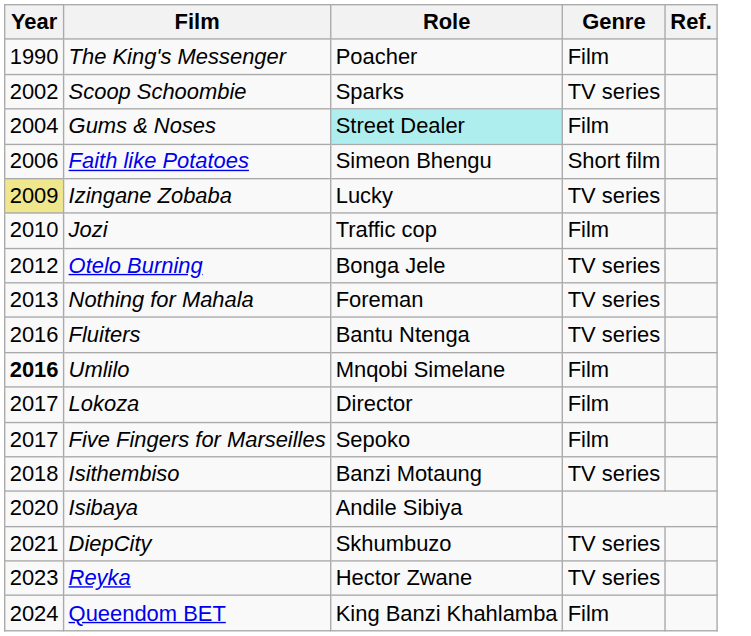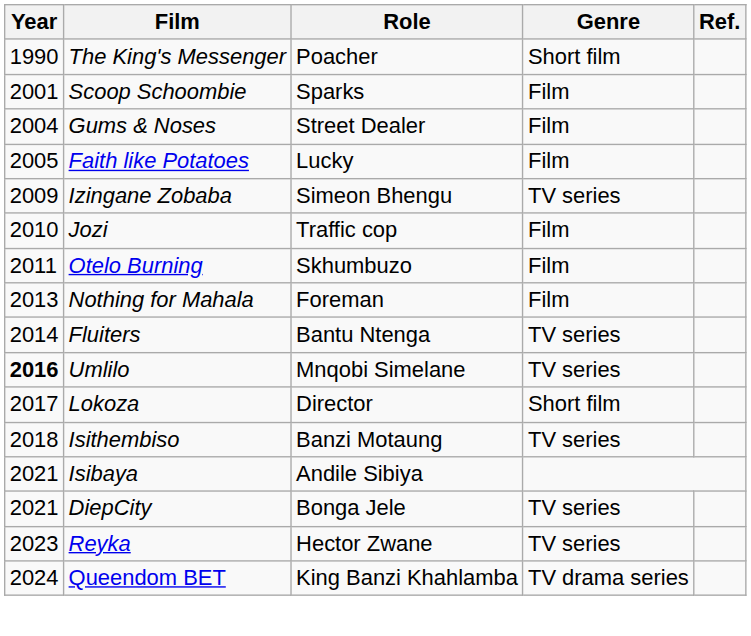(588, 56) Film -> (574, 56) Short film
(34, 91) 2002 -> (34, 91) 2001
(614, 91) TV series -> (549, 91) Film
(400, 126) paleturquoise background -> (361, 126) no background
(34, 160) 2006 -> (34, 160) 2005
(414, 160) Simeon Bhengu -> (325, 160) Lucky
(614, 160) Short film -> (549, 160) Film
(34, 195) khaki background -> (34, 195) no background
(364, 195) Lucky -> (374, 195) Simeon Bhengu
(34, 265) 2012 -> (33, 265) 2011
(391, 265) Bonga Jele -> (354, 265) Skhumbuzo
(614, 265) TV series -> (549, 265) Film
(614, 299) TV series -> (549, 299) Film
(34, 334) 2016 -> (34, 334) 2014
(588, 369) Film -> (574, 369) TV series
(588, 404) Film -> (574, 404) Short film
- row: (197, 439)
(34, 508) 2020 -> (34, 473) 2021
(394, 543) Skhumbuzo -> (351, 508) Bonga Jele
(588, 612) Film -> (608, 578) TV drama series
